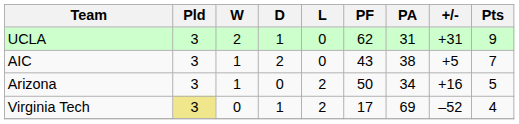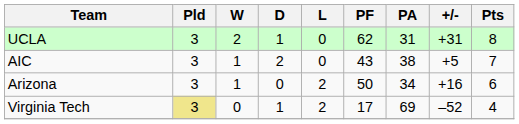(493, 38) 9 -> (493, 38) 8
(493, 84) 5 -> (493, 84) 6
